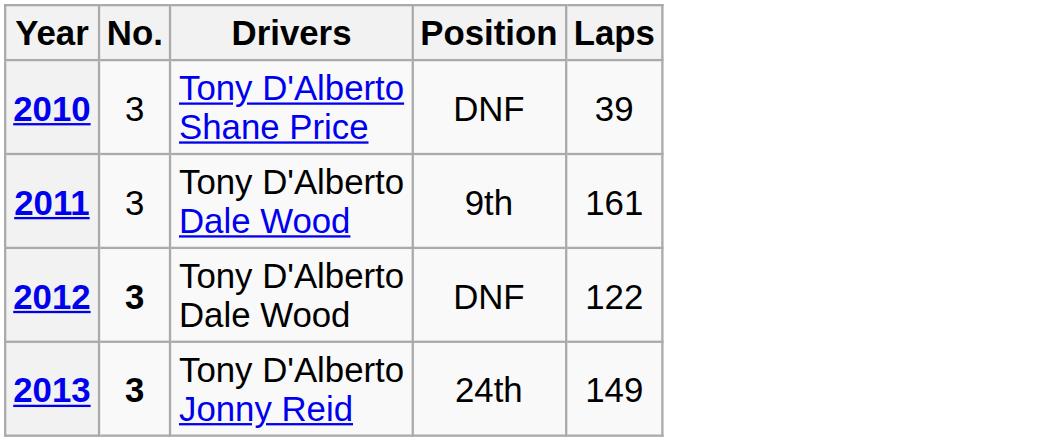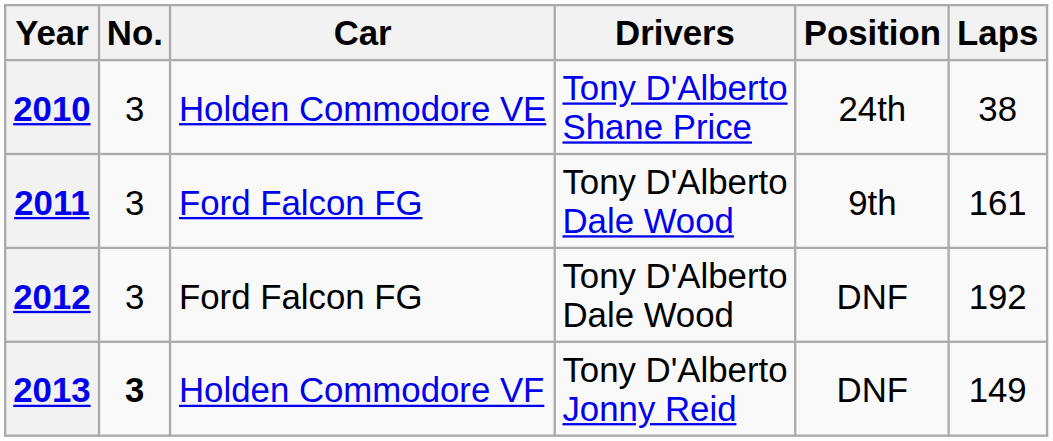+ column: (363, 33)
(489, 107) DNF -> (872, 107) 24th
(614, 107) 39 -> (998, 107) 38
(135, 296) bold -> (135, 296) normal
(614, 296) 122 -> (998, 296) 192
(489, 390) 24th -> (872, 390) DNF
